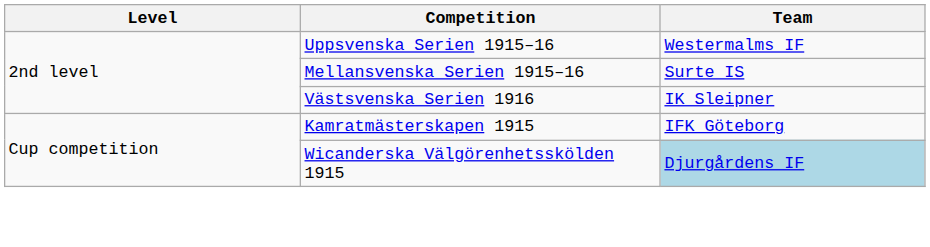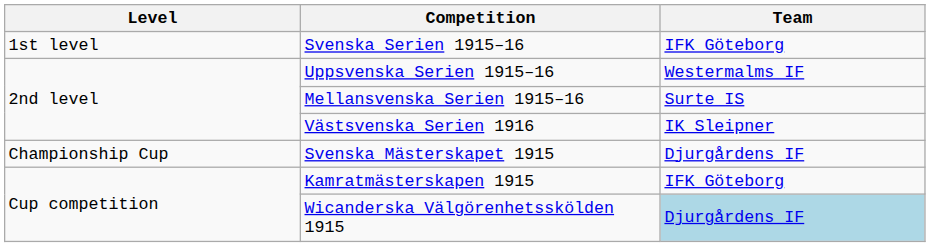+ row: (414, 45)
+ row: (429, 154)
